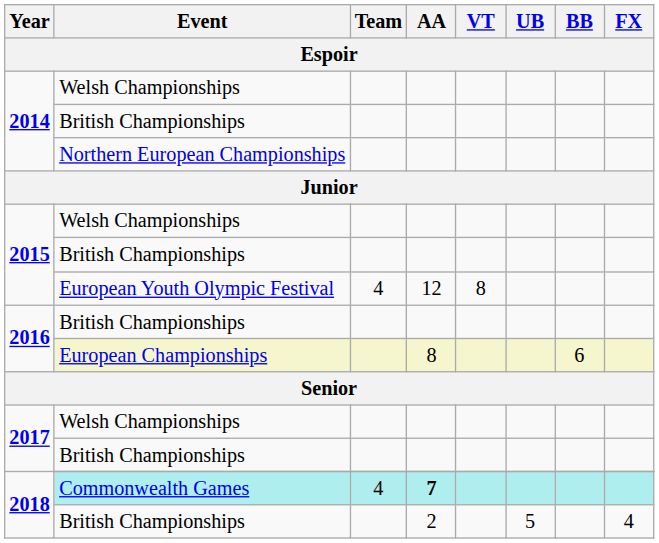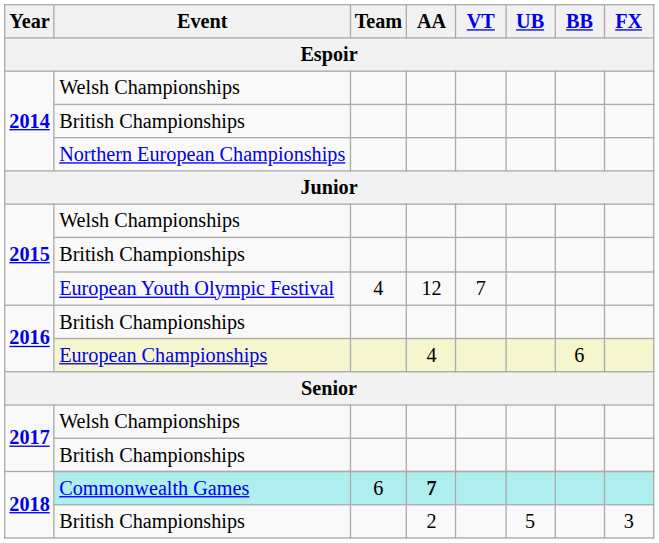(481, 288) 8 -> (481, 288) 7
(432, 354) 8 -> (432, 354) 4
(378, 488) 4 -> (378, 488) 6
(629, 521) 4 -> (629, 521) 3
